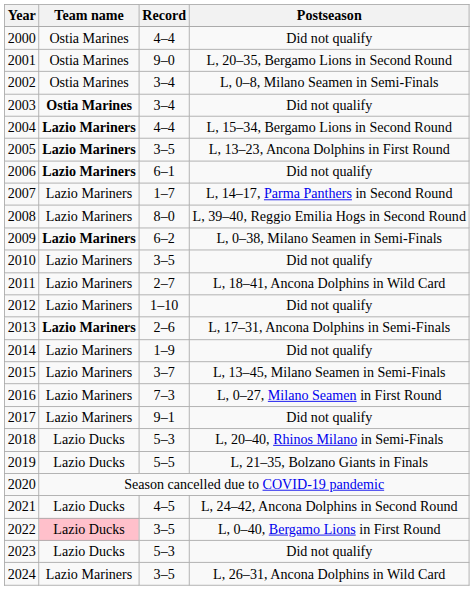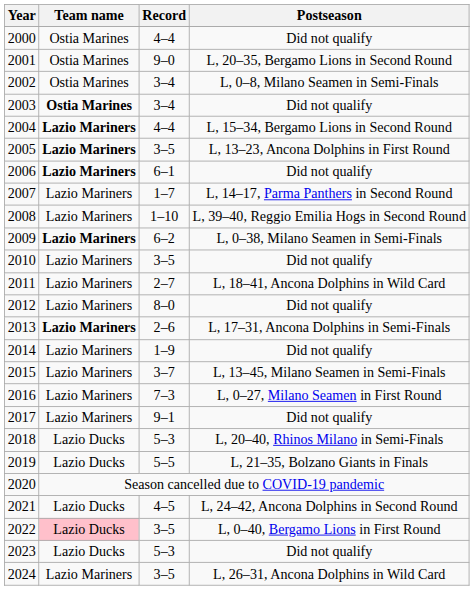(164, 216) 8–0 -> (164, 216) 1–10
(164, 305) 1–10 -> (164, 305) 8–0
